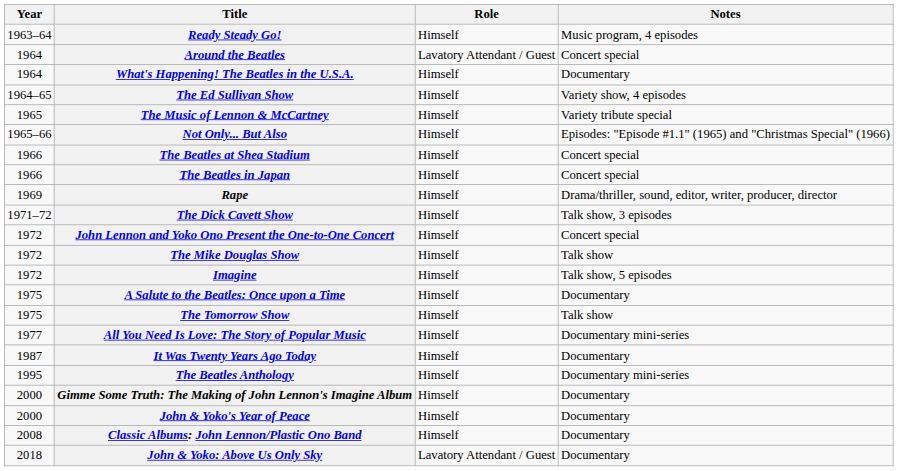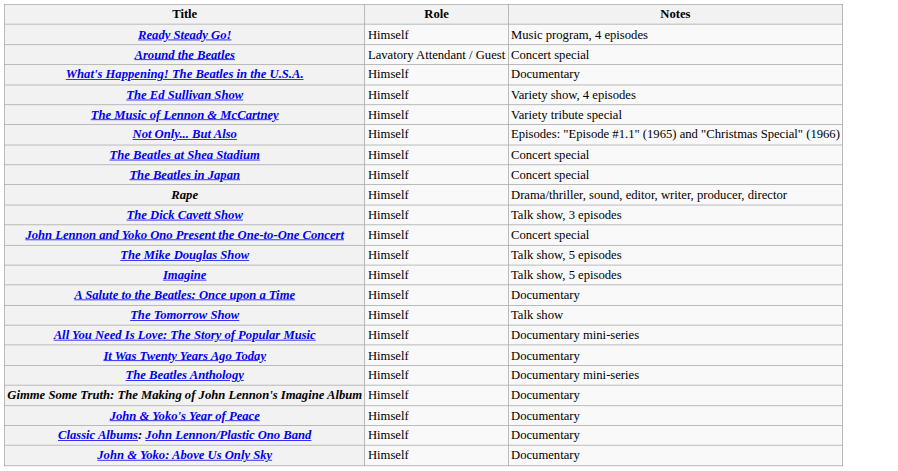- column: (29, 14)
(587, 255) Talk show -> (566, 255) Talk show, 5 episodes
(487, 455) Lavatory Attendant / Guest -> (388, 455) Himself
